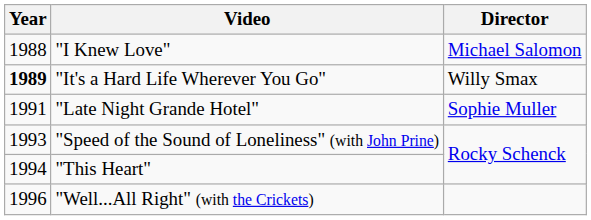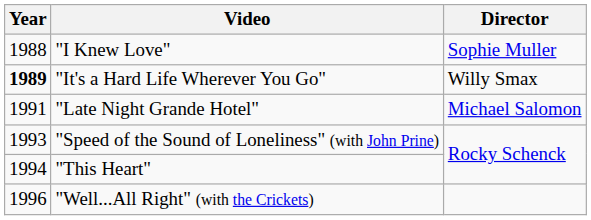(515, 49) Michael Salomon -> (502, 49) Sophie Muller
(502, 109) Sophie Muller -> (515, 109) Michael Salomon
